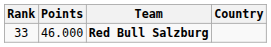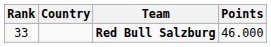columns swapped: (239, 14) <-> (62, 14)
